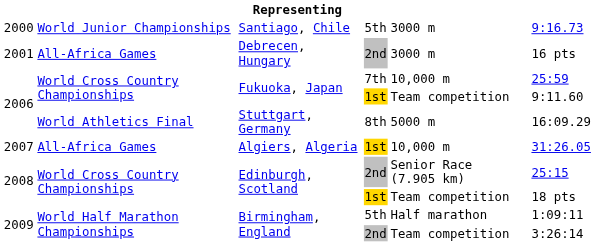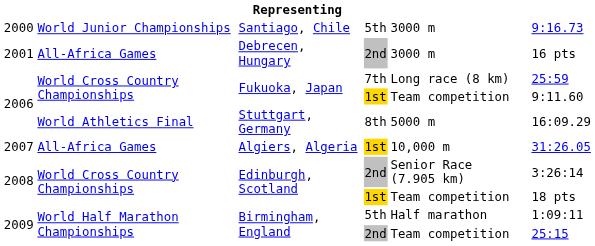(420, 78) 10,000 m -> (450, 78) Long race (8 km)
(550, 172) 25:15 -> (557, 172) 3:26:14
(557, 233) 3:26:14 -> (550, 233) 25:15
